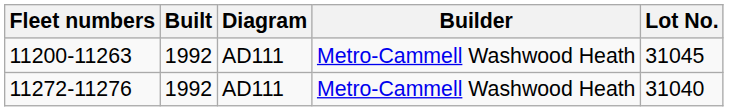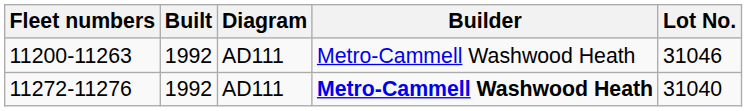(675, 55) 31045 -> (693, 55) 31046
(476, 88) normal -> (485, 88) bold
